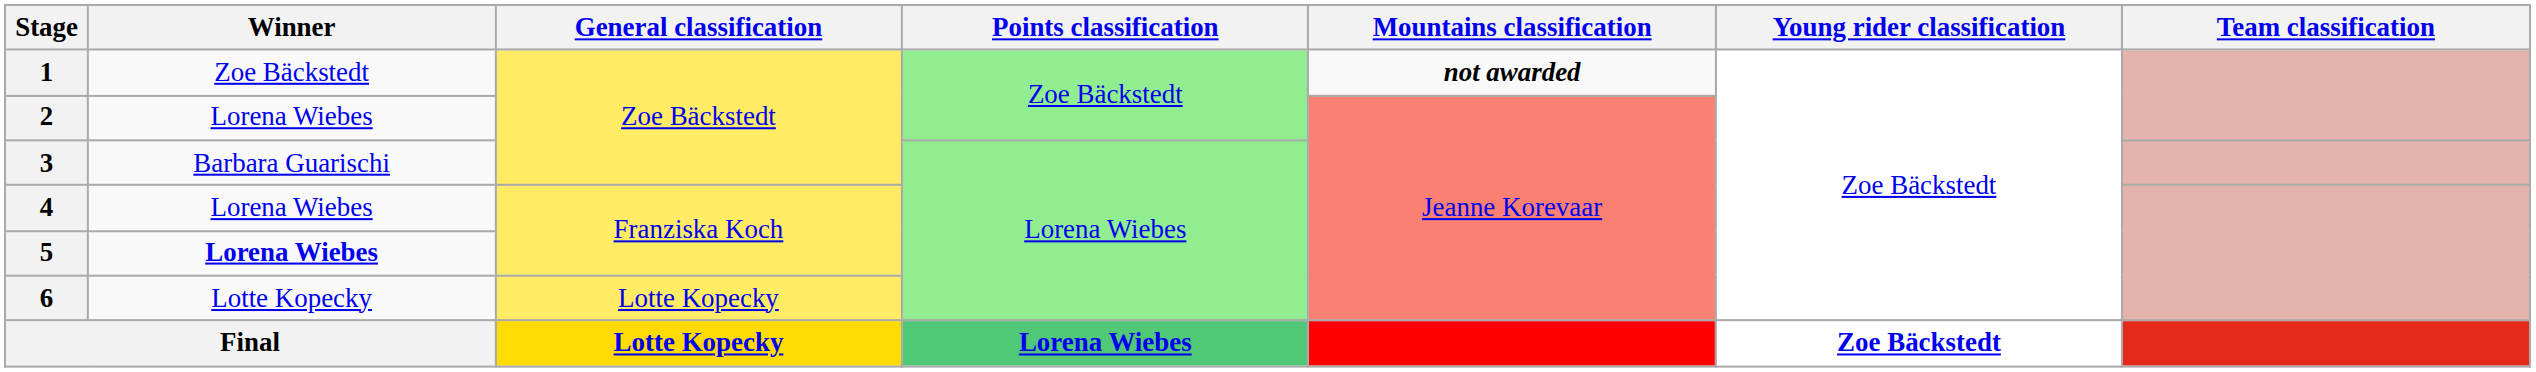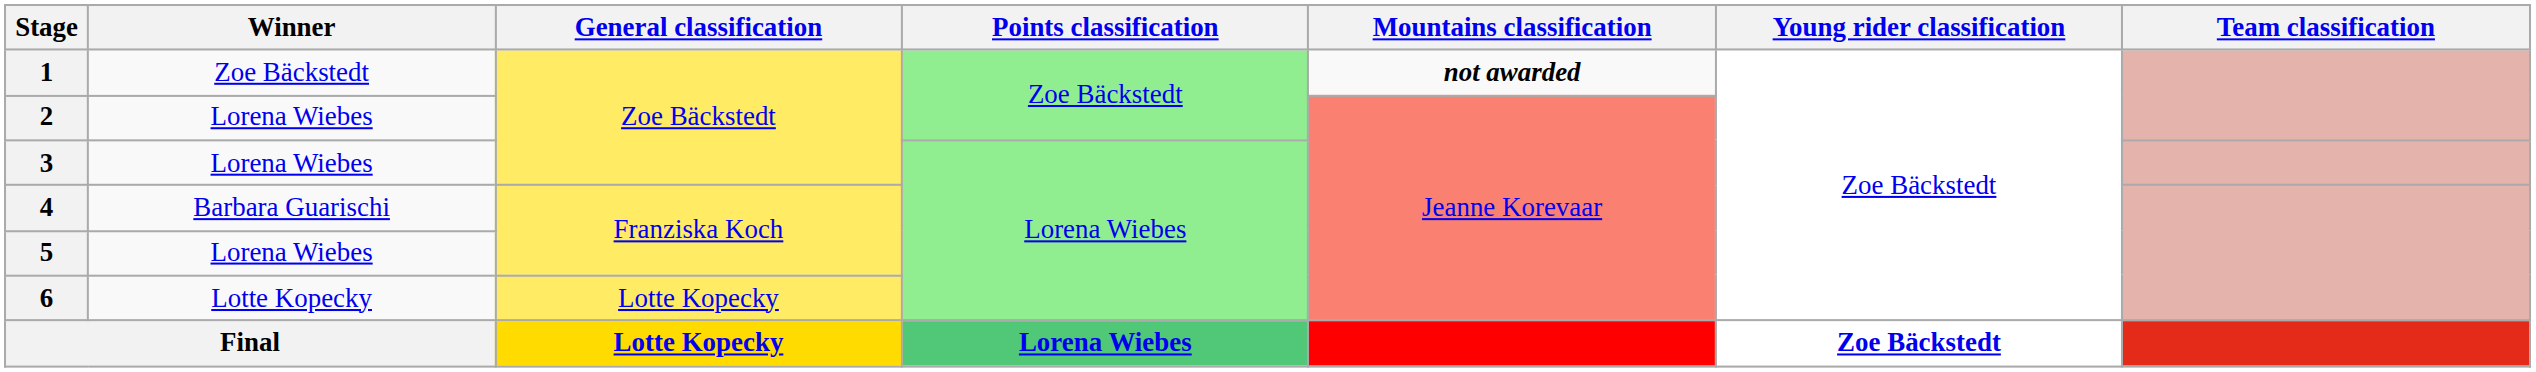(292, 162) Barbara Guarischi -> (292, 162) Lorena Wiebes
(292, 207) Lorena Wiebes -> (292, 207) Barbara Guarischi
(292, 252) bold -> (292, 252) normal
